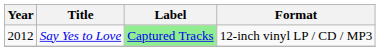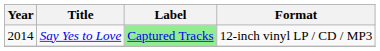(21, 35) 2012 -> (21, 35) 2014
